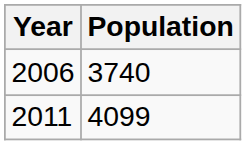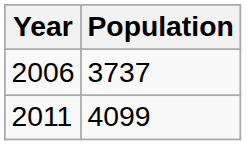(119, 71) 3740 -> (119, 71) 3737
